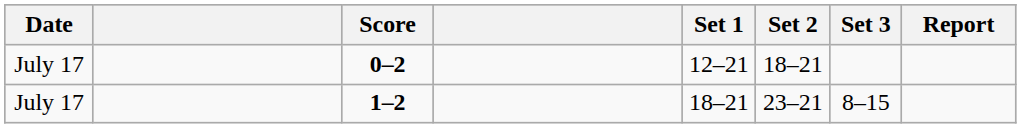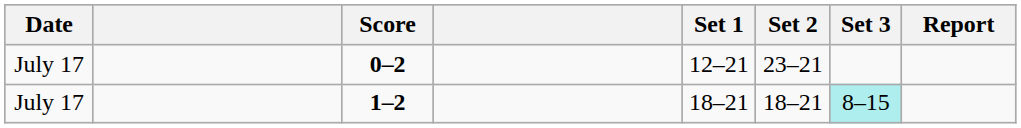(793, 64) 18–21 -> (793, 64) 23–21
(793, 103) 23–21 -> (793, 103) 18–21
(866, 103) no background -> (866, 103) paleturquoise background
